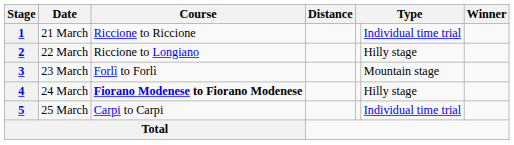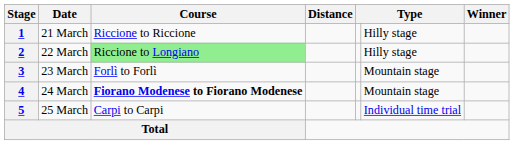(412, 33) Individual time trial -> (390, 33) Hilly stage
(146, 52) no background -> (146, 52) lightgreen background
(390, 91) Hilly stage -> (401, 91) Mountain stage
